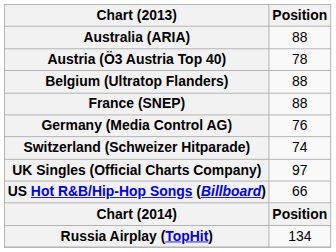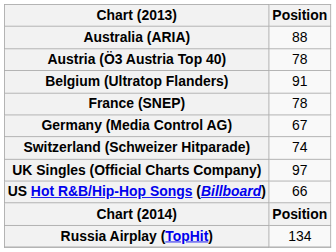(300, 81) 88 -> (300, 81) 91
(300, 103) 88 -> (300, 103) 78
(300, 125) 76 -> (300, 125) 67
